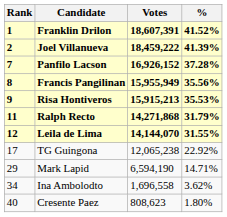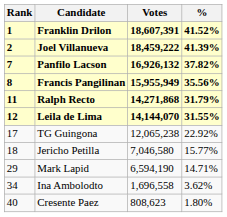(155, 64) 16,926,152 -> (155, 64) 16,926,132
(202, 64) 37.28% -> (202, 64) 37.82%
- row: (74, 99)
+ row: (68, 151)
